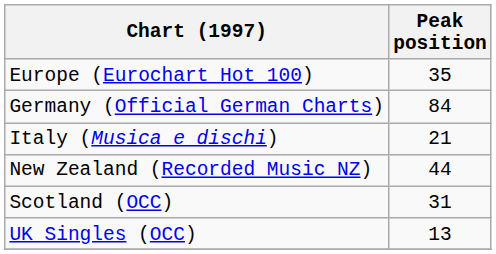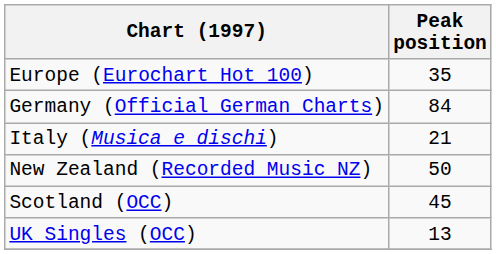(440, 170) 44 -> (440, 170) 50
(440, 202) 31 -> (440, 202) 45
